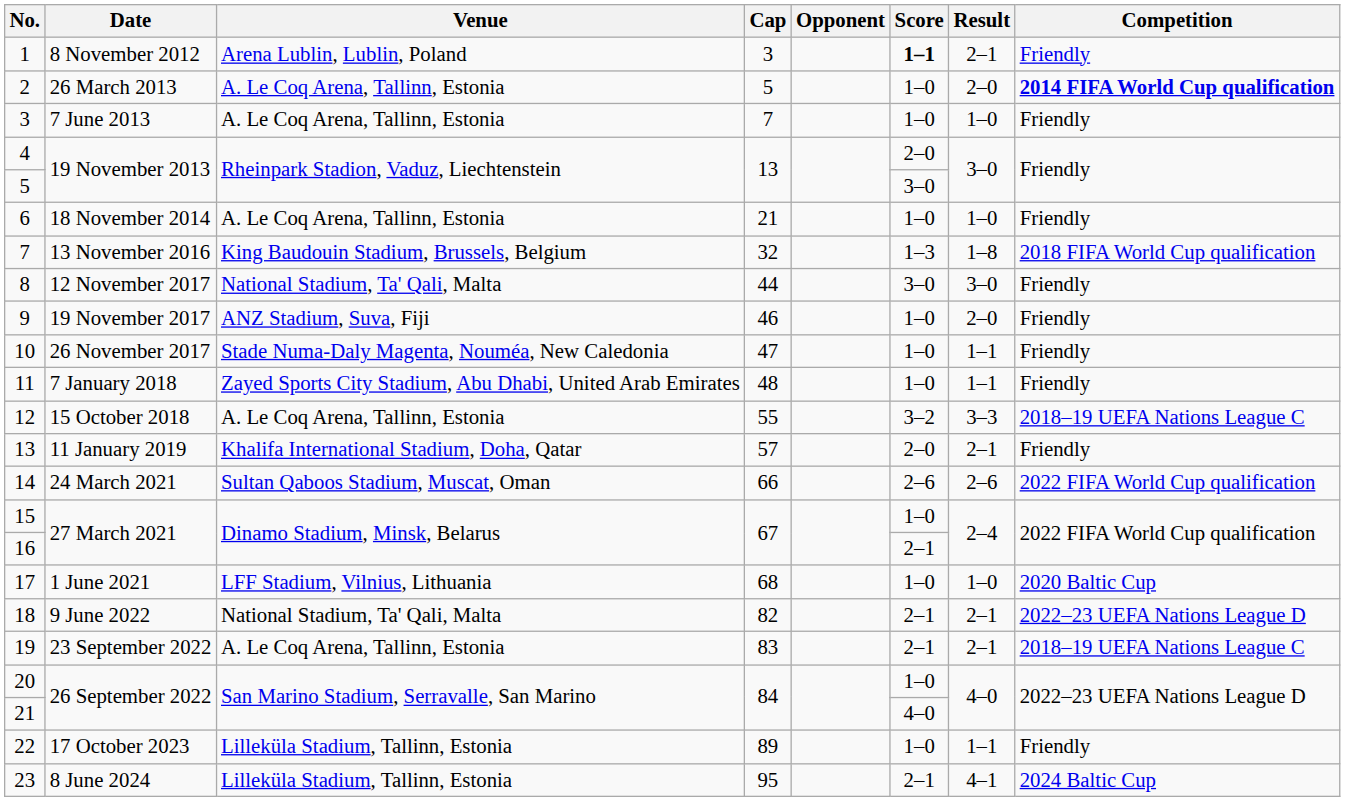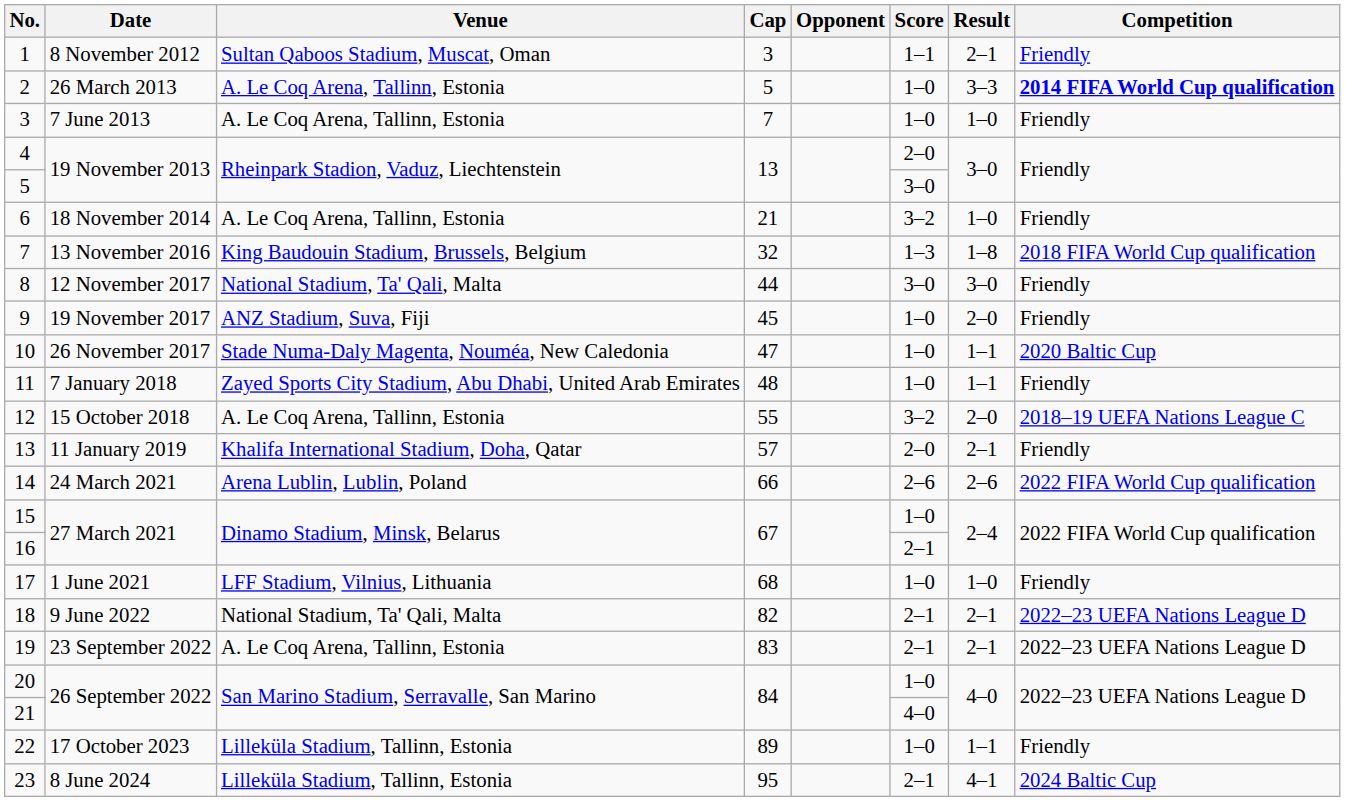(344, 53) Arena Lublin, Lublin, Poland -> (386, 53) Sultan Qaboos Stadium, Muscat, Oman
(919, 53) bold -> (919, 53) normal
(982, 86) 2–0 -> (982, 86) 3–3
(919, 218) 1–0 -> (919, 218) 3–2
(768, 317) 46 -> (768, 317) 45
(1055, 350) Friendly -> (1088, 350) 2020 Baltic Cup
(982, 416) 3–3 -> (982, 416) 2–0
(386, 482) Sultan Qaboos Stadium, Muscat, Oman -> (344, 482) Arena Lublin, Lublin, Poland
(1088, 581) 2020 Baltic Cup -> (1055, 581) Friendly
(1162, 647) 2018–19 UEFA Nations League C -> (1163, 647) 2022–23 UEFA Nations League D
